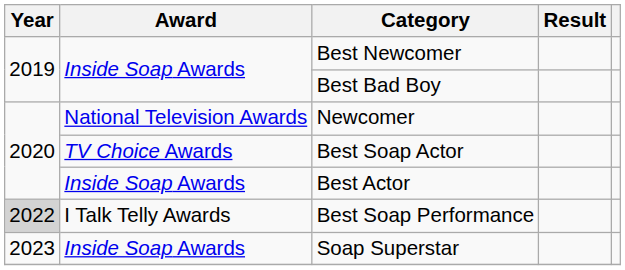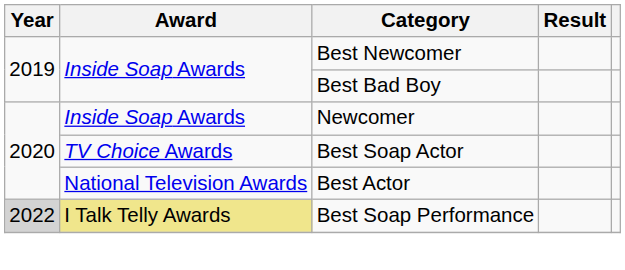(186, 118) National Television Awards -> (155, 118) Inside Soap Awards
(155, 183) Inside Soap Awards -> (186, 183) National Television Awards
(147, 215) no background -> (147, 215) khaki background
- row: (388, 248)
